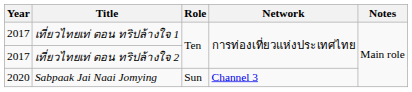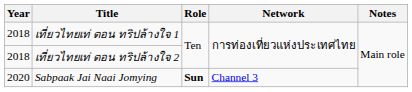(18, 34) 2017 -> (18, 34) 2018
(18, 56) 2017 -> (18, 56) 2018
(193, 77) normal -> (194, 77) bold
